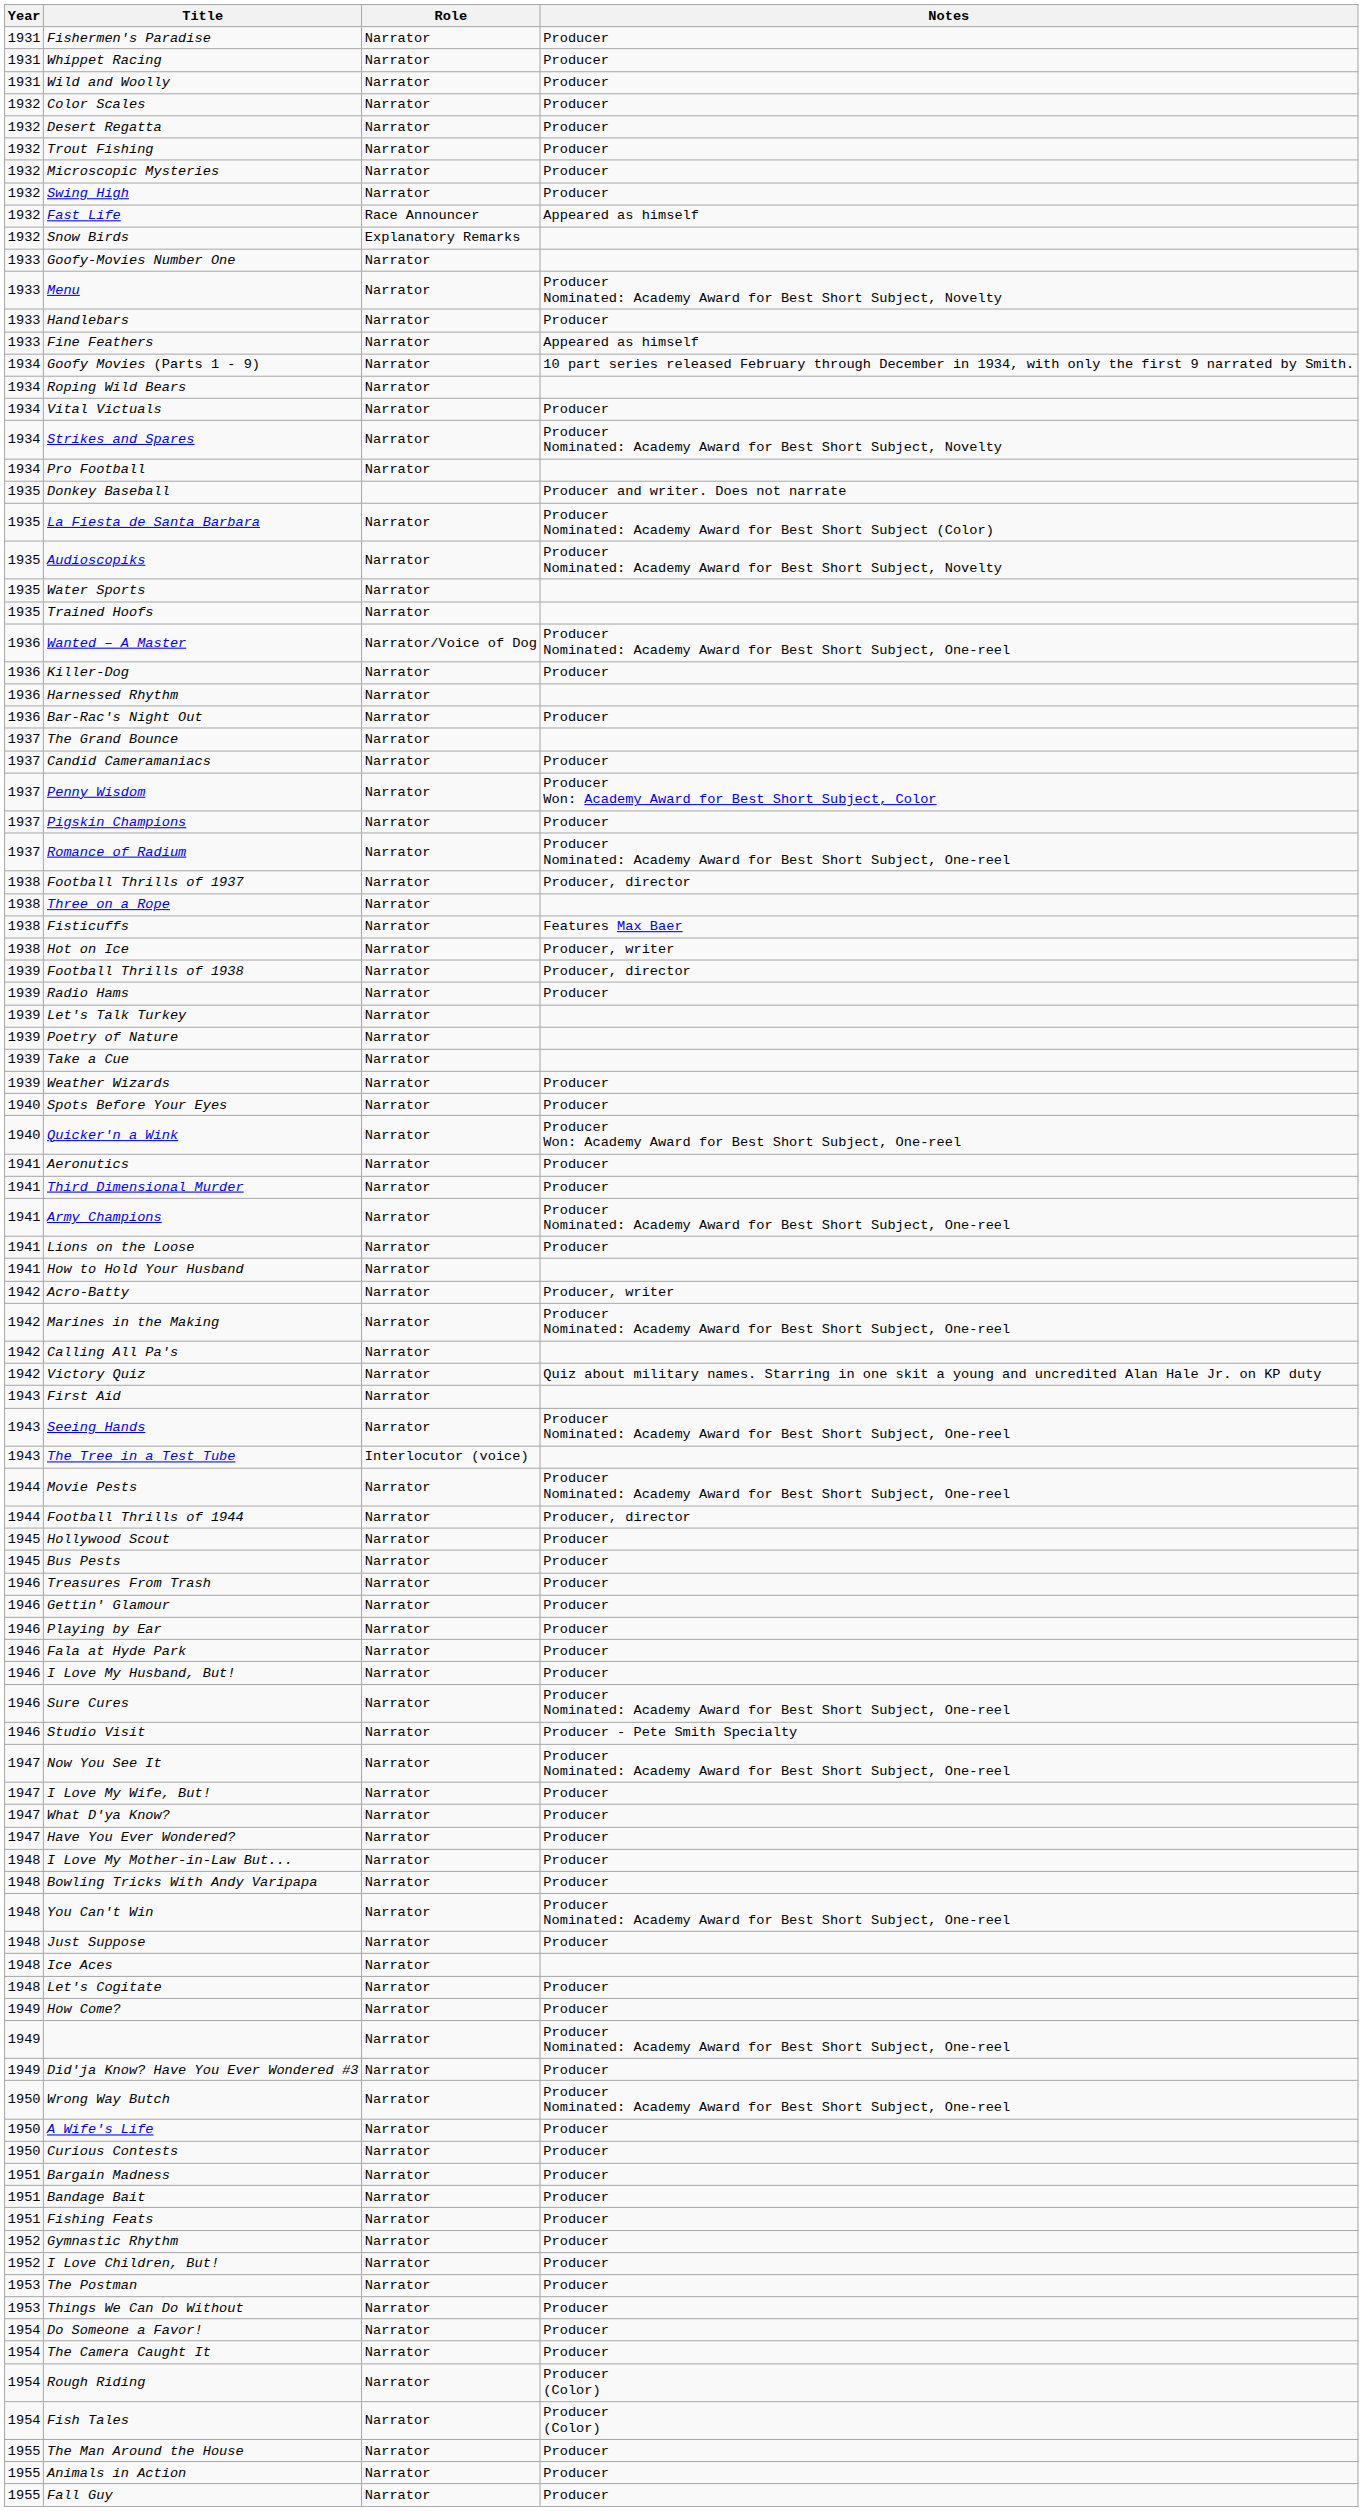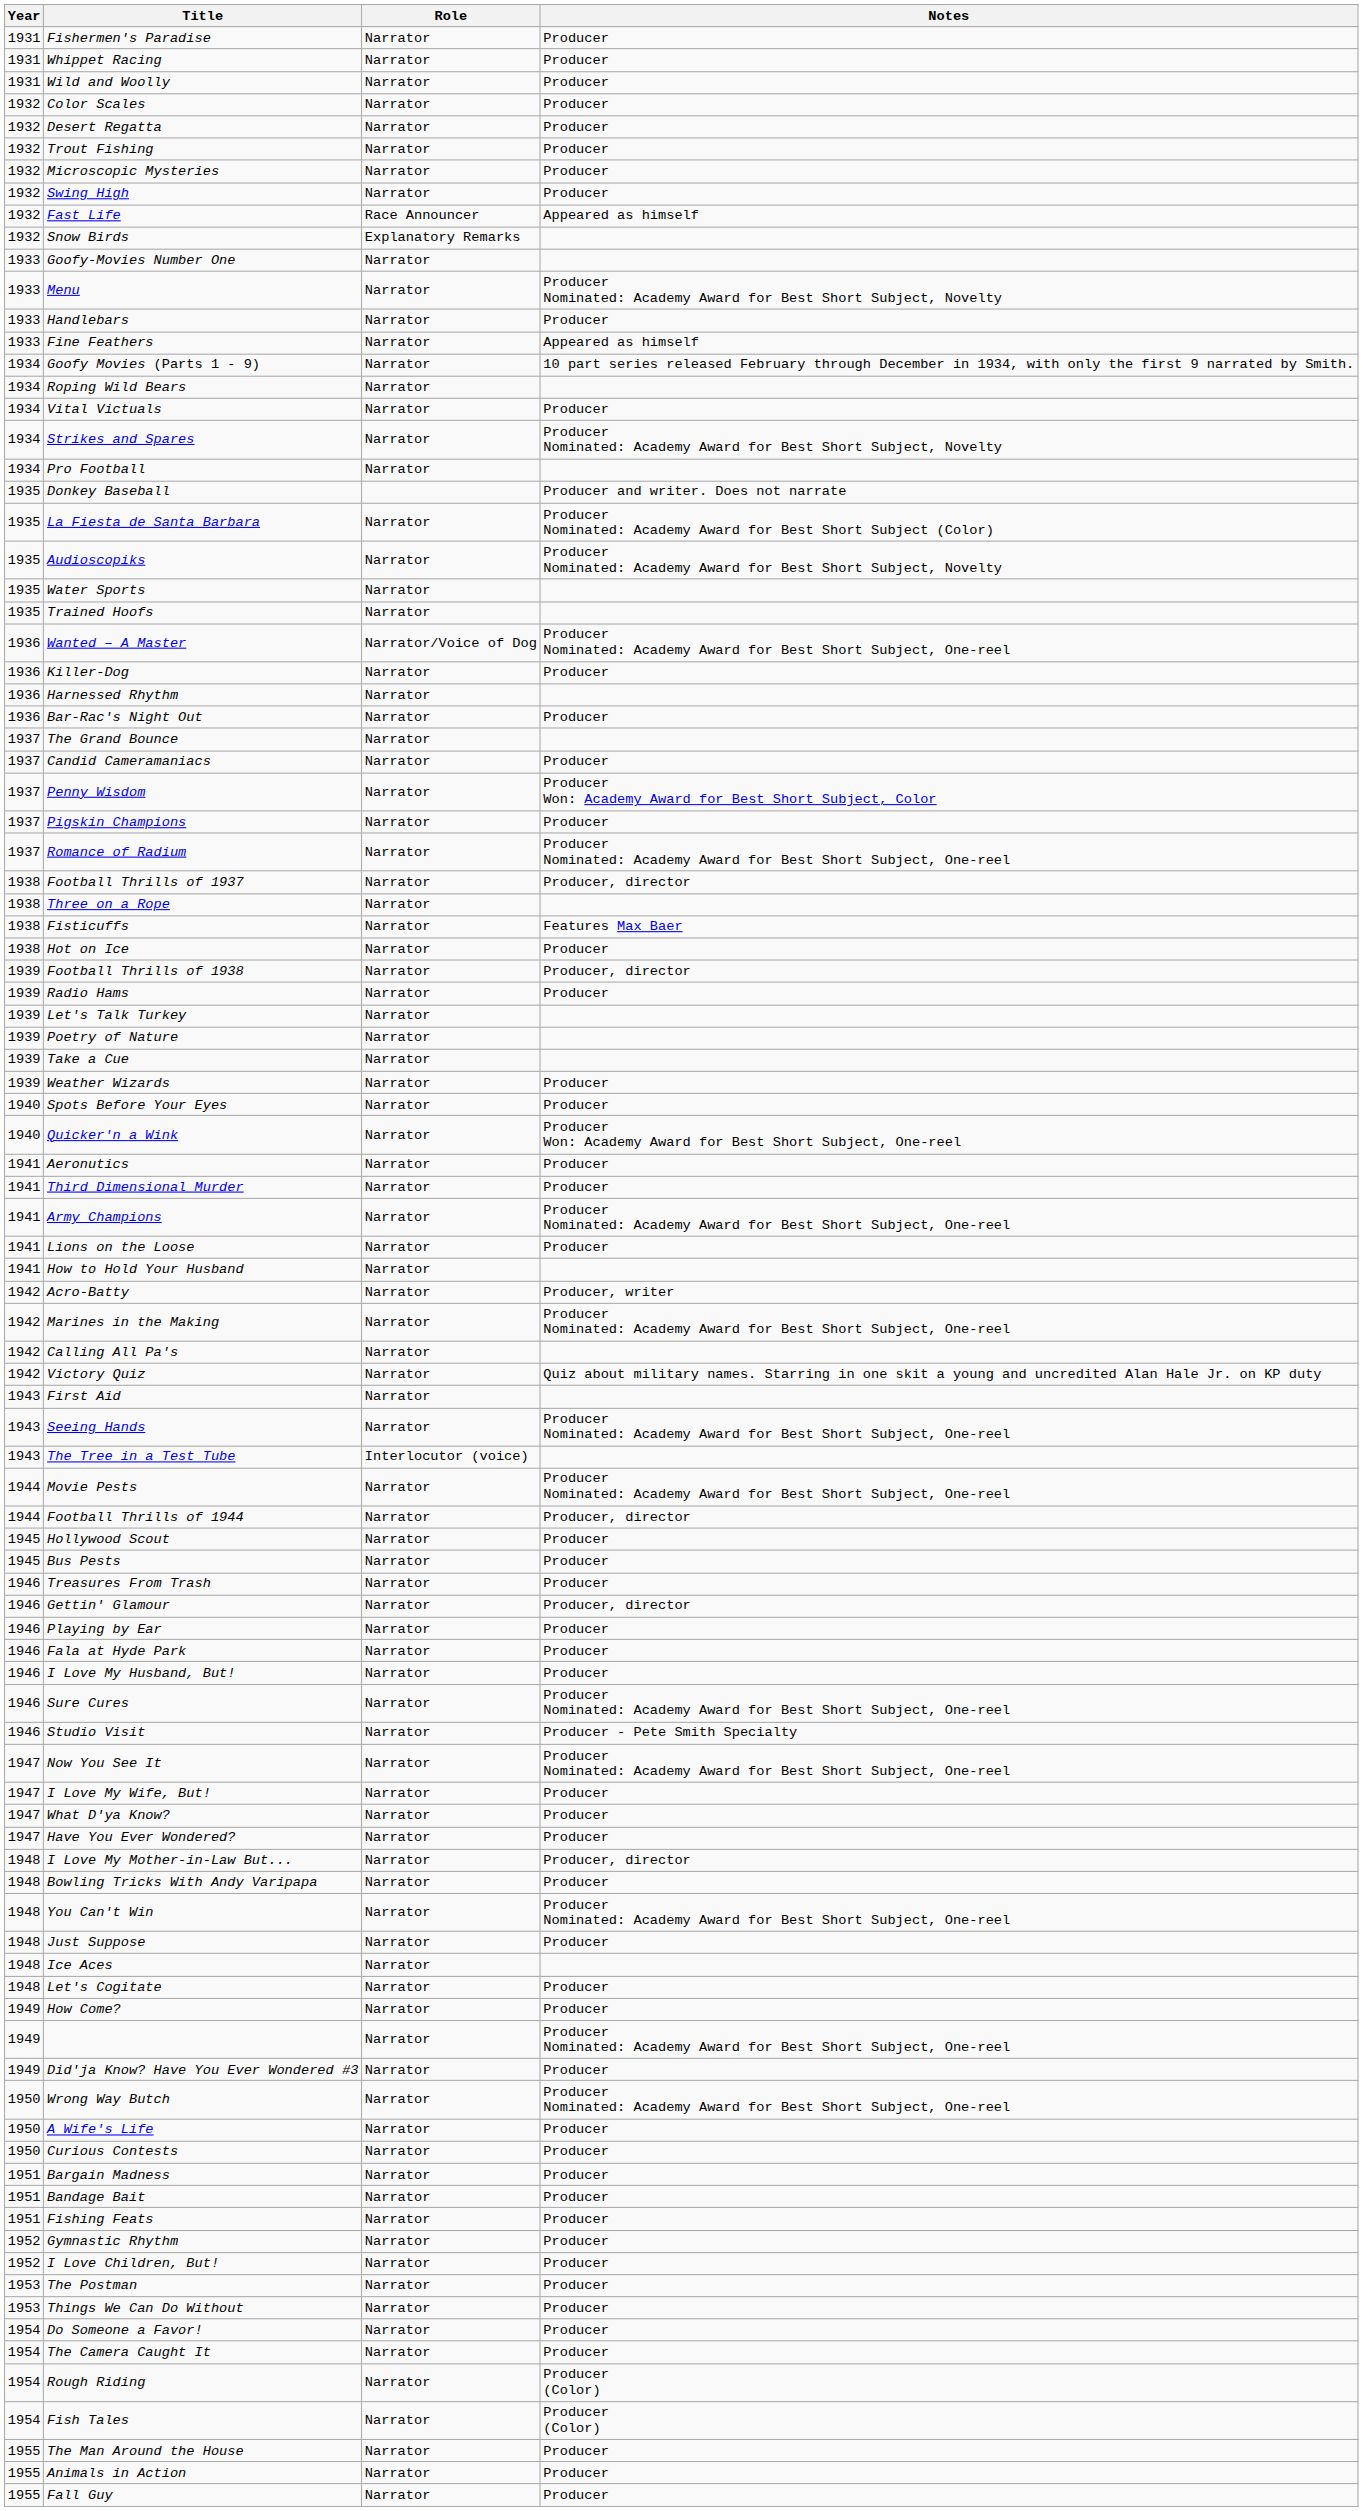(609, 949) Producer, writer -> (576, 949) Producer
(576, 1606) Producer -> (617, 1606) Producer, director
(576, 1860) Producer -> (617, 1860) Producer, director
